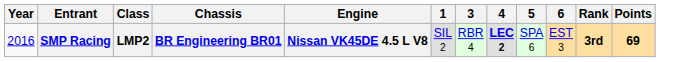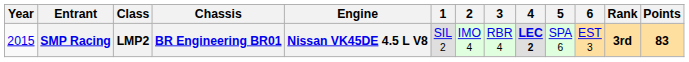+ column: (469, 14)
(21, 40) 2016 -> (21, 40) 2015
(633, 40) 69 -> (662, 40) 83
